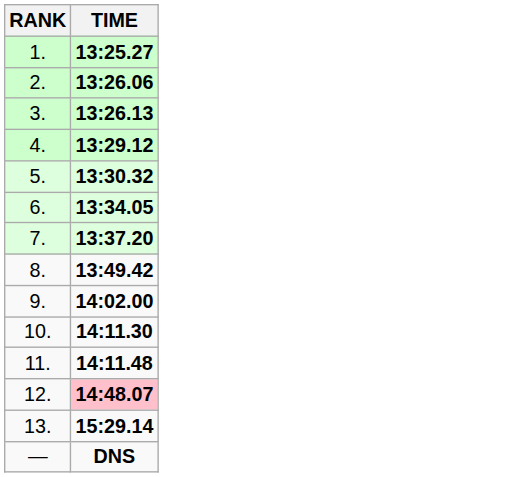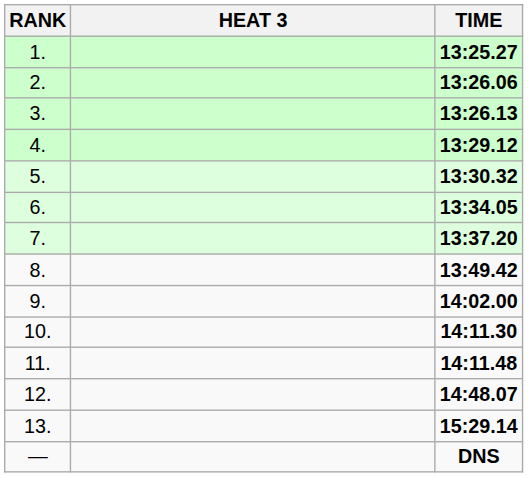+ column: (253, 21)
(114, 395) pink background -> (479, 395) no background
